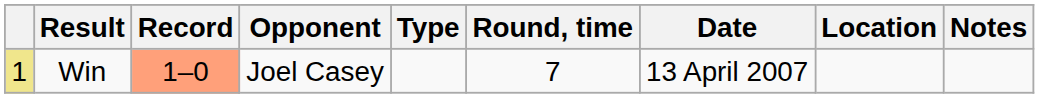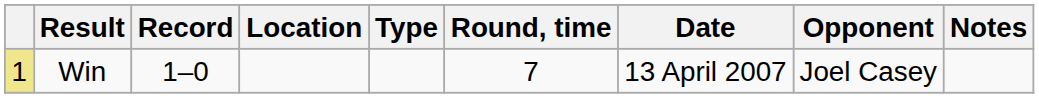columns swapped: (315, 27) <-> (879, 27)
(186, 71) lightsalmon background -> (186, 71) no background
